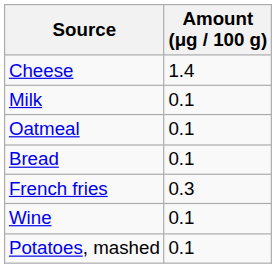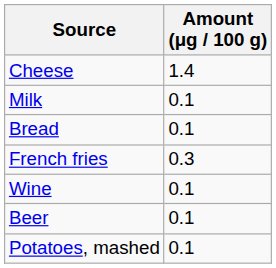- row: (44, 129)
+ row: (29, 218)
